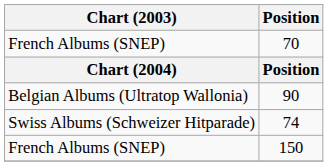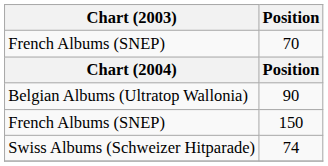rows swapped: (291, 148) <-> (291, 122)
